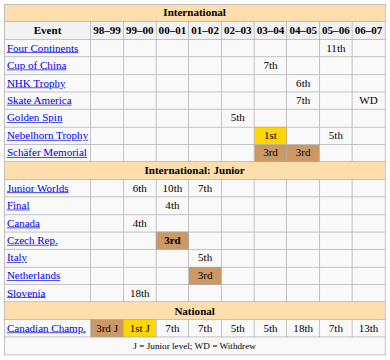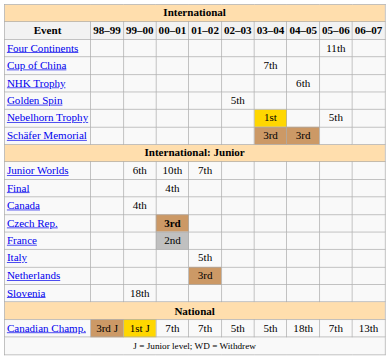- row: (39, 100)
+ row: (22, 240)
